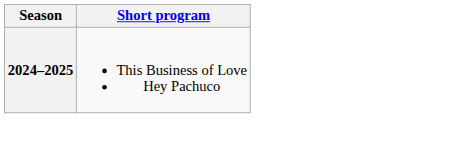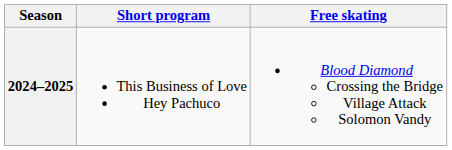+ column: (348, 16)
